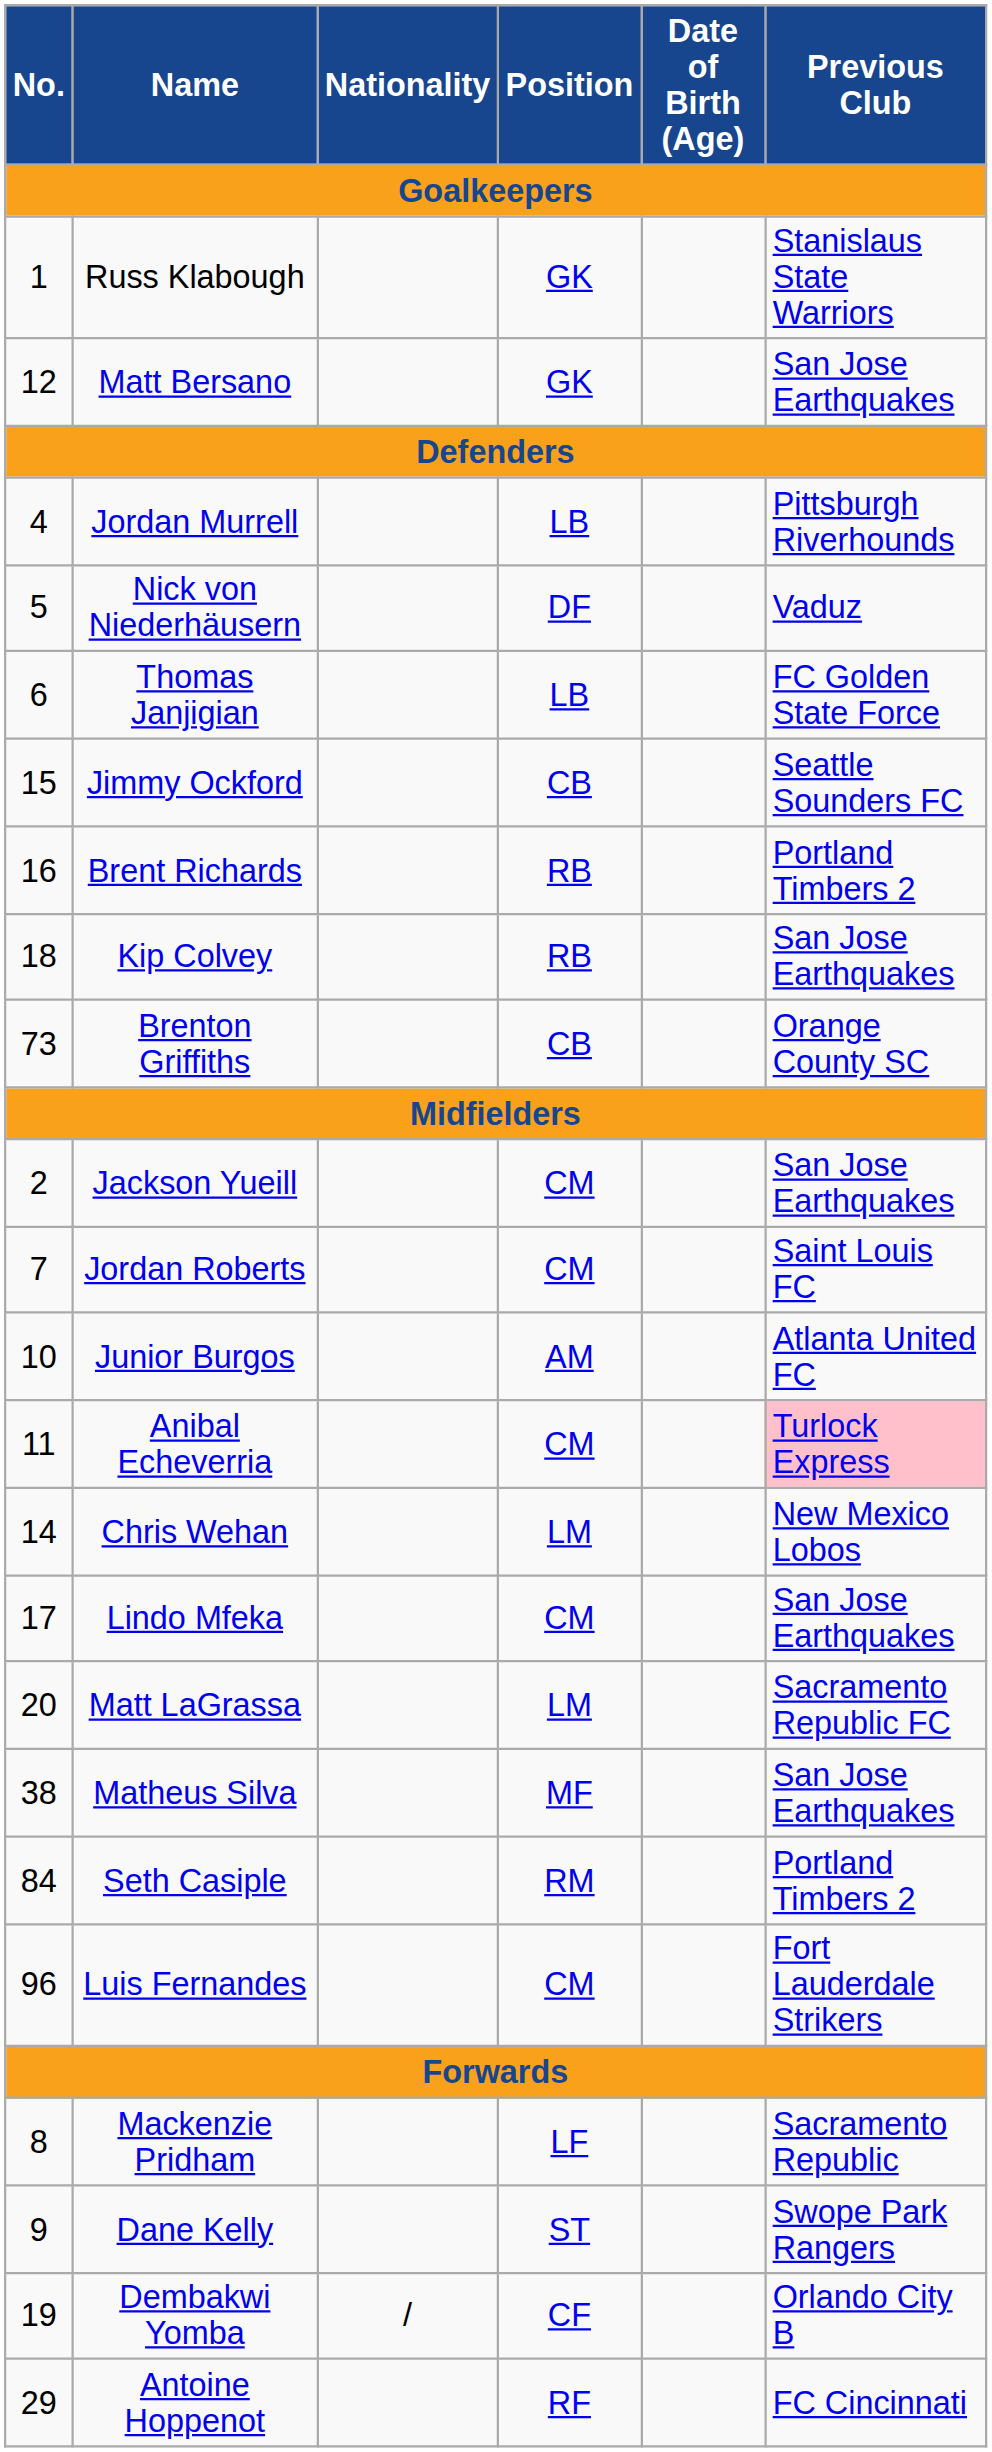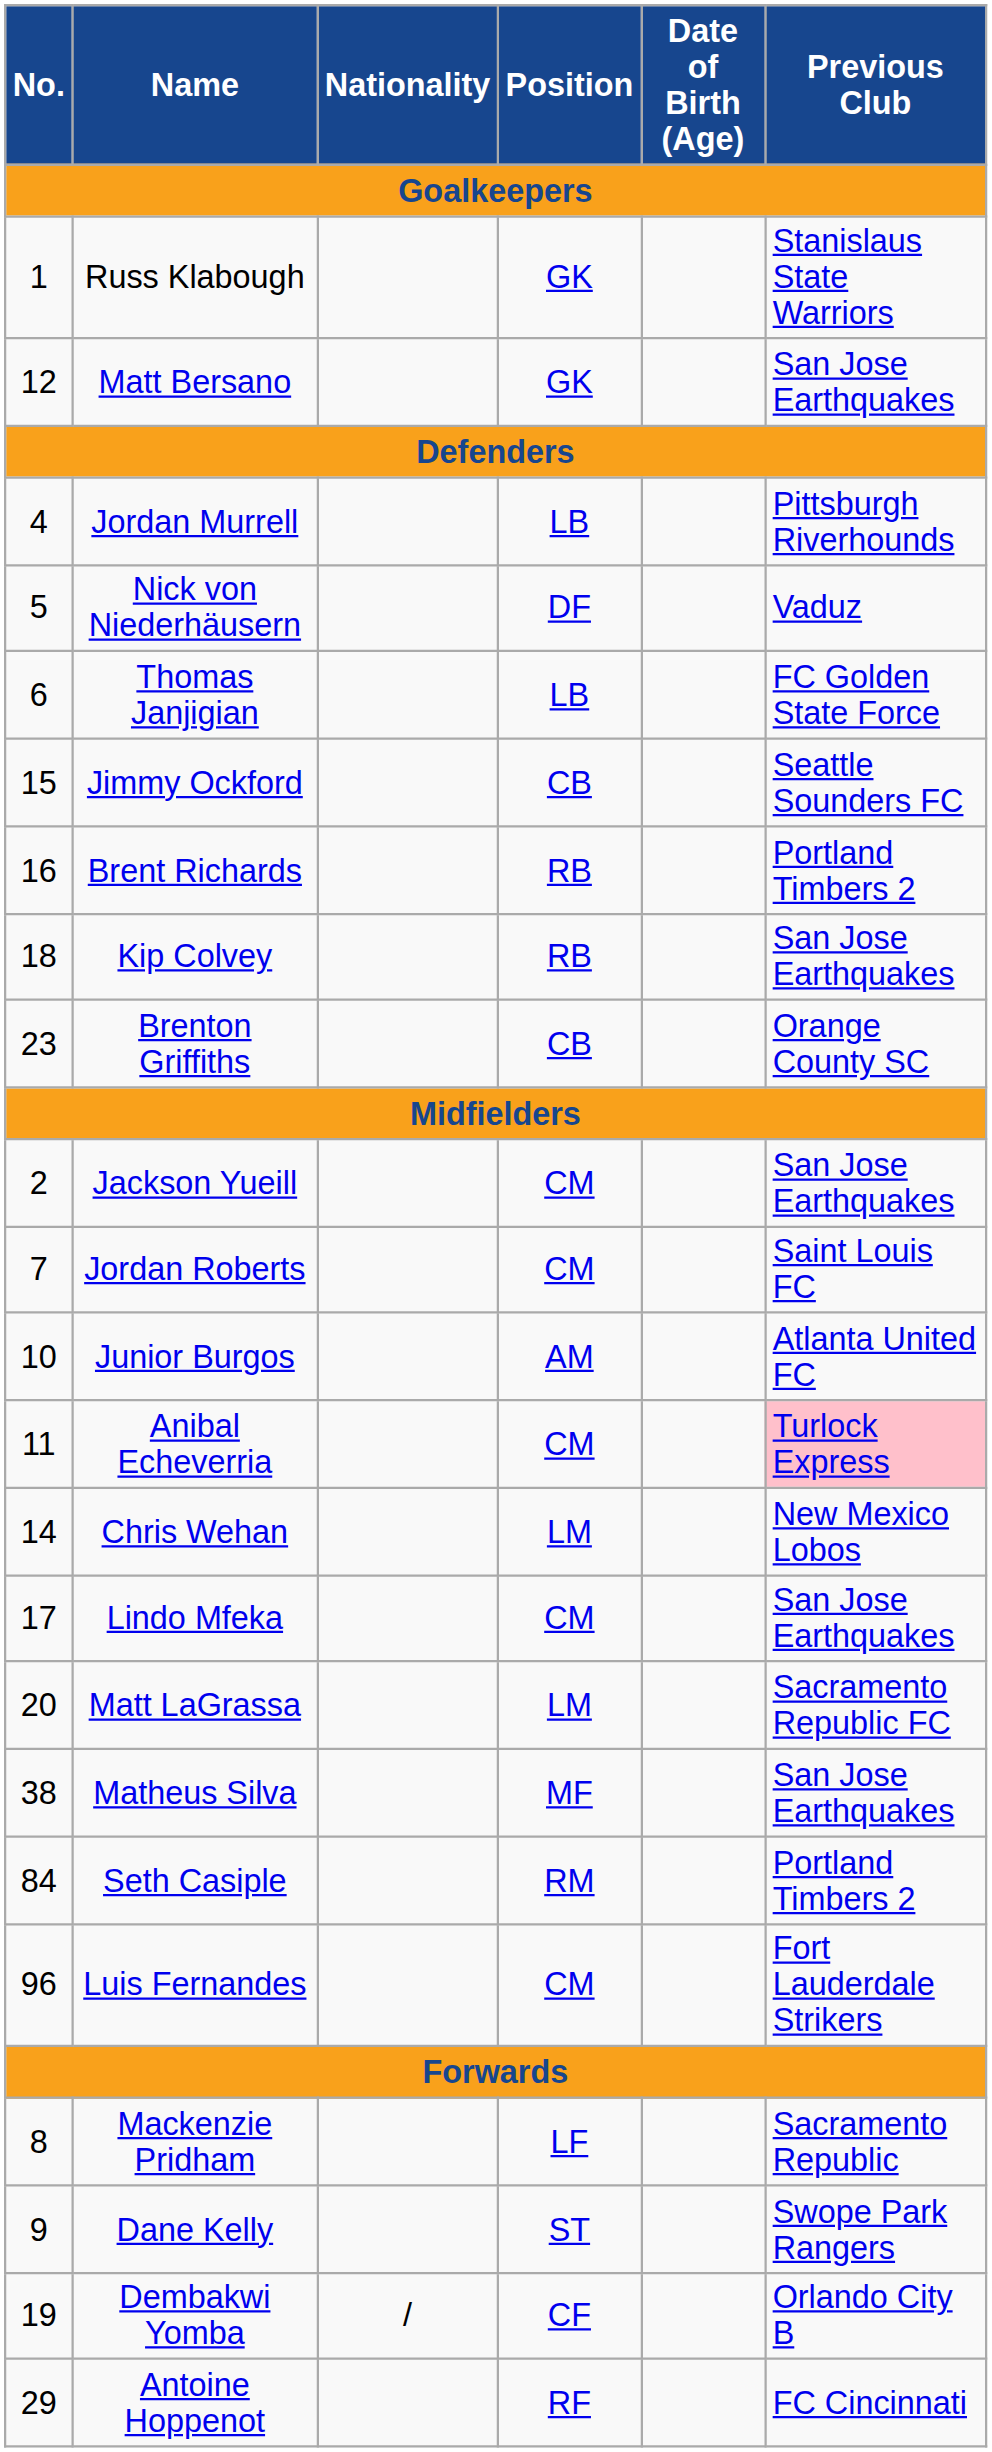(39, 1044) 73 -> (39, 1044) 23
